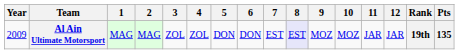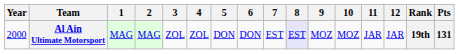(17, 34) 2009 -> (17, 34) 2000
(444, 34) 135 -> (444, 34) 131
